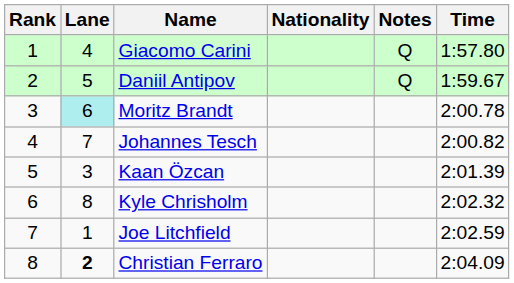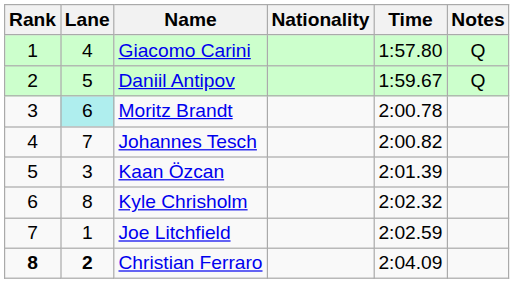columns swapped: (473, 19) <-> (405, 19)
(32, 263) normal -> (32, 263) bold
